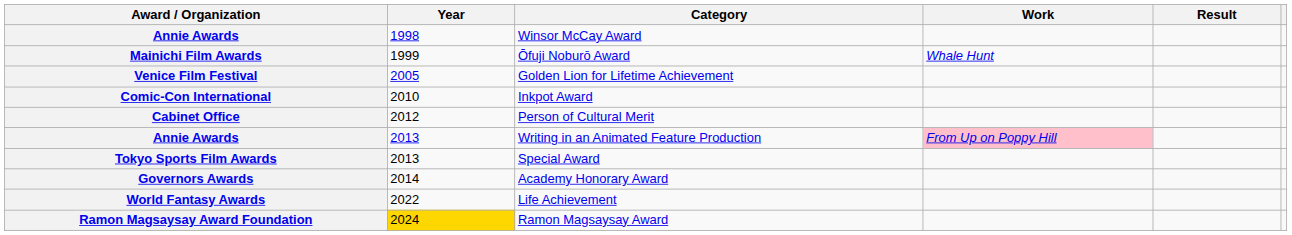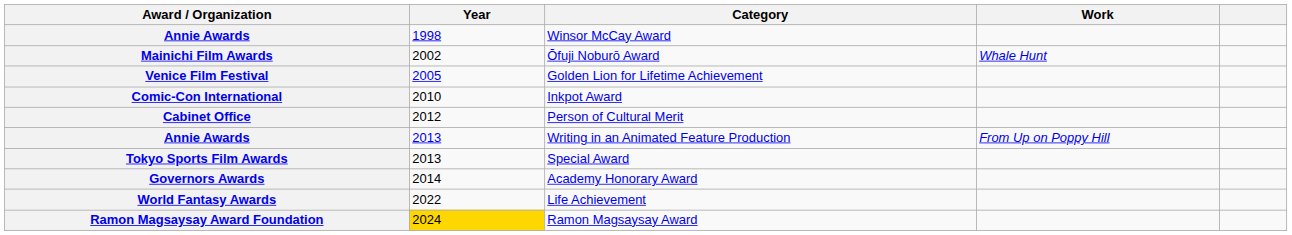- column: (1217, 14)
(405, 55) 1999 -> (427, 55) 2002
(991, 138) pink background -> (1044, 138) no background
